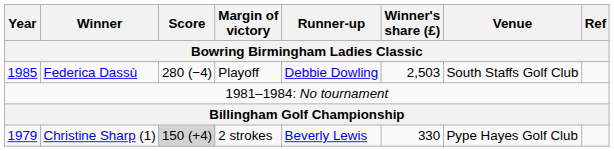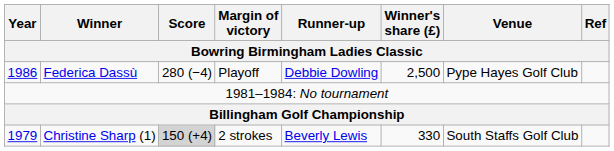(22, 73) 1985 -> (22, 73) 1986
(424, 73) 2,503 -> (424, 73) 2,500
(512, 73) South Staffs Golf Club -> (512, 73) Pype Hayes Golf Club
(512, 136) Pype Hayes Golf Club -> (512, 136) South Staffs Golf Club
